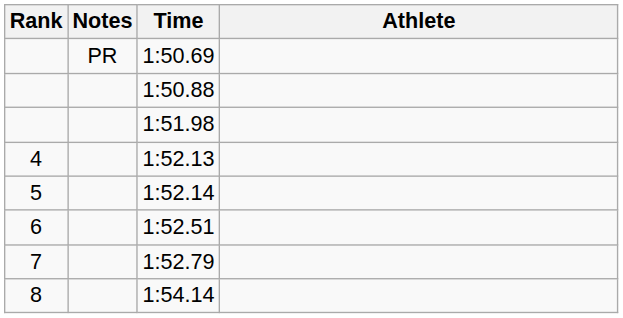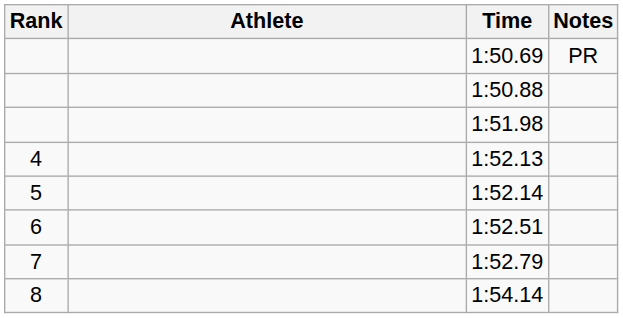columns swapped: (419, 21) <-> (102, 21)
